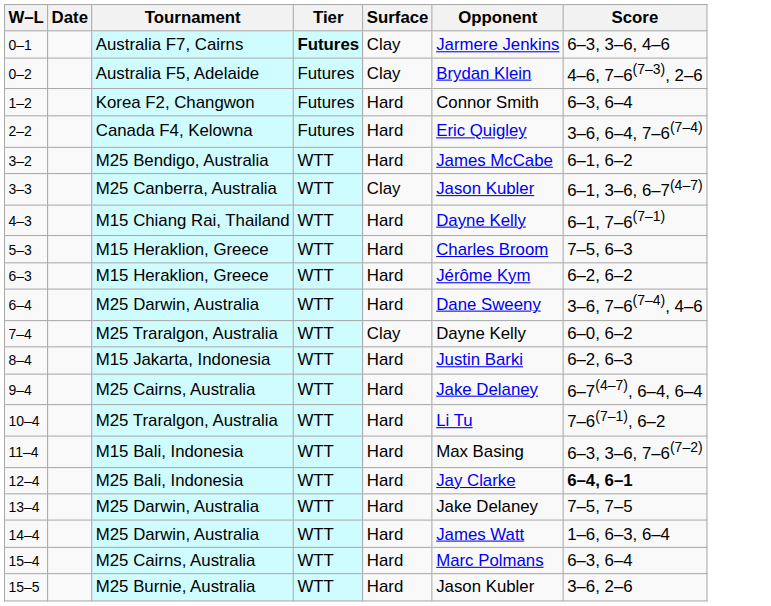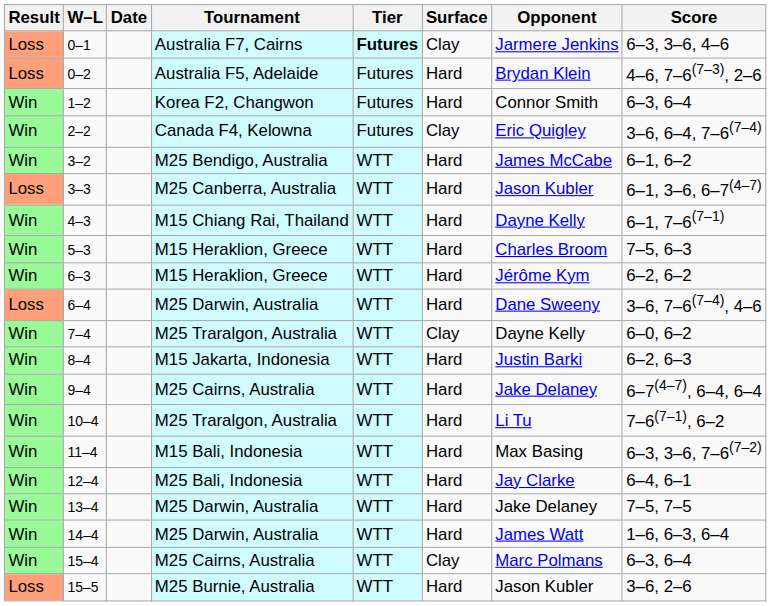+ column: (34, 17)
(384, 73) Clay -> (444, 73) Hard
(385, 131) Hard -> (443, 131) Clay
(384, 189) Clay -> (444, 189) Hard
(600, 480) bold -> (659, 480) normal
(385, 560) Hard -> (443, 560) Clay
